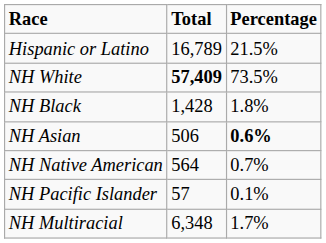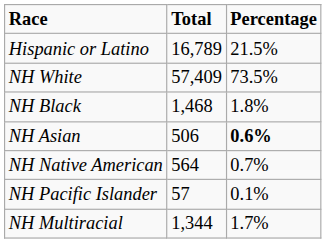(197, 77) bold -> (197, 77) normal
(192, 106) 1,428 -> (192, 106) 1,468
(192, 223) 6,348 -> (192, 223) 1,344
